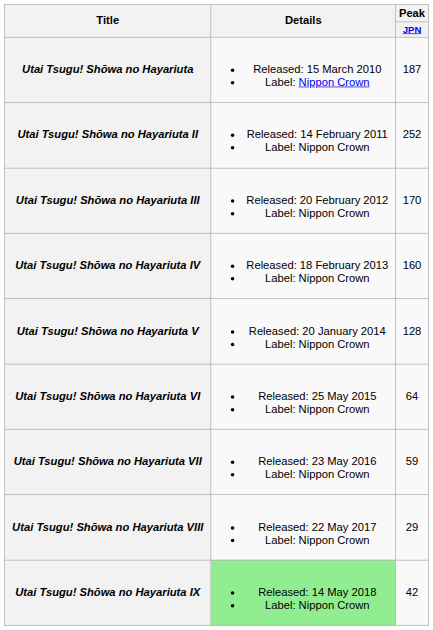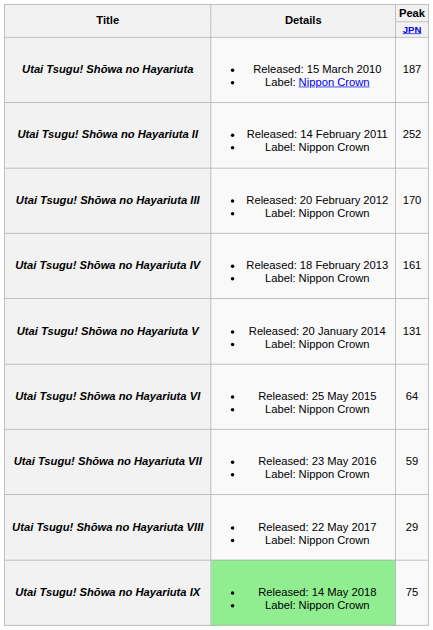(412, 266) 160 -> (412, 266) 161
(412, 331) 128 -> (412, 331) 131
(412, 592) 42 -> (412, 592) 75
